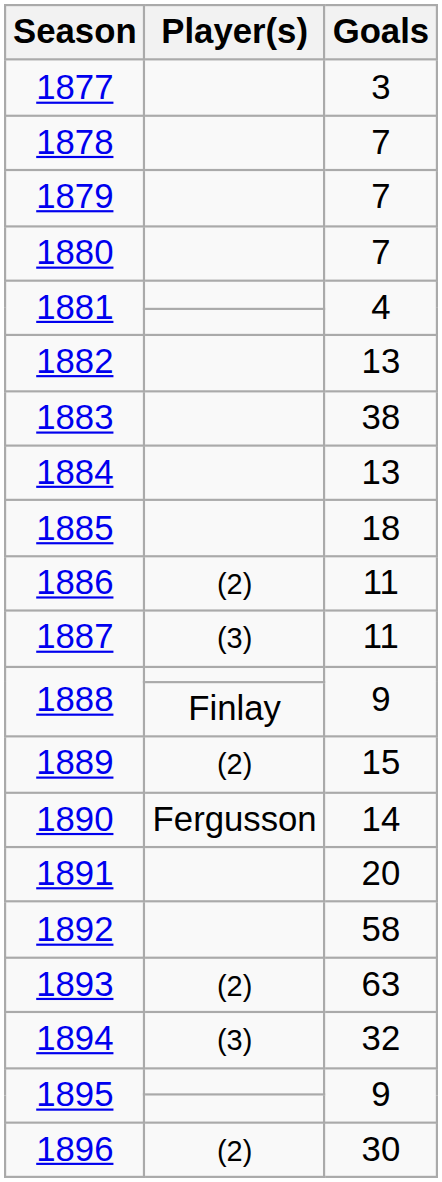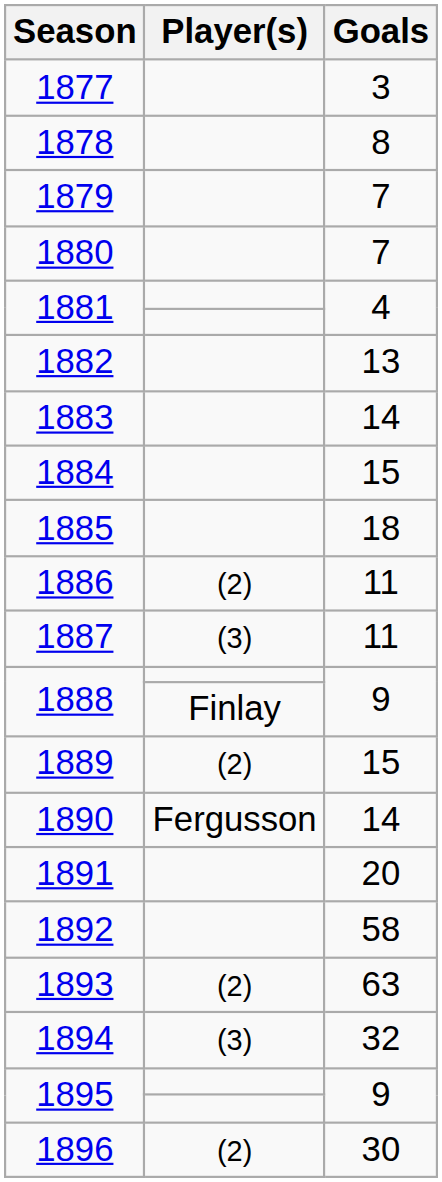(381, 142) 7 -> (381, 142) 8
(381, 417) 38 -> (381, 417) 14
(381, 472) 13 -> (381, 472) 15
